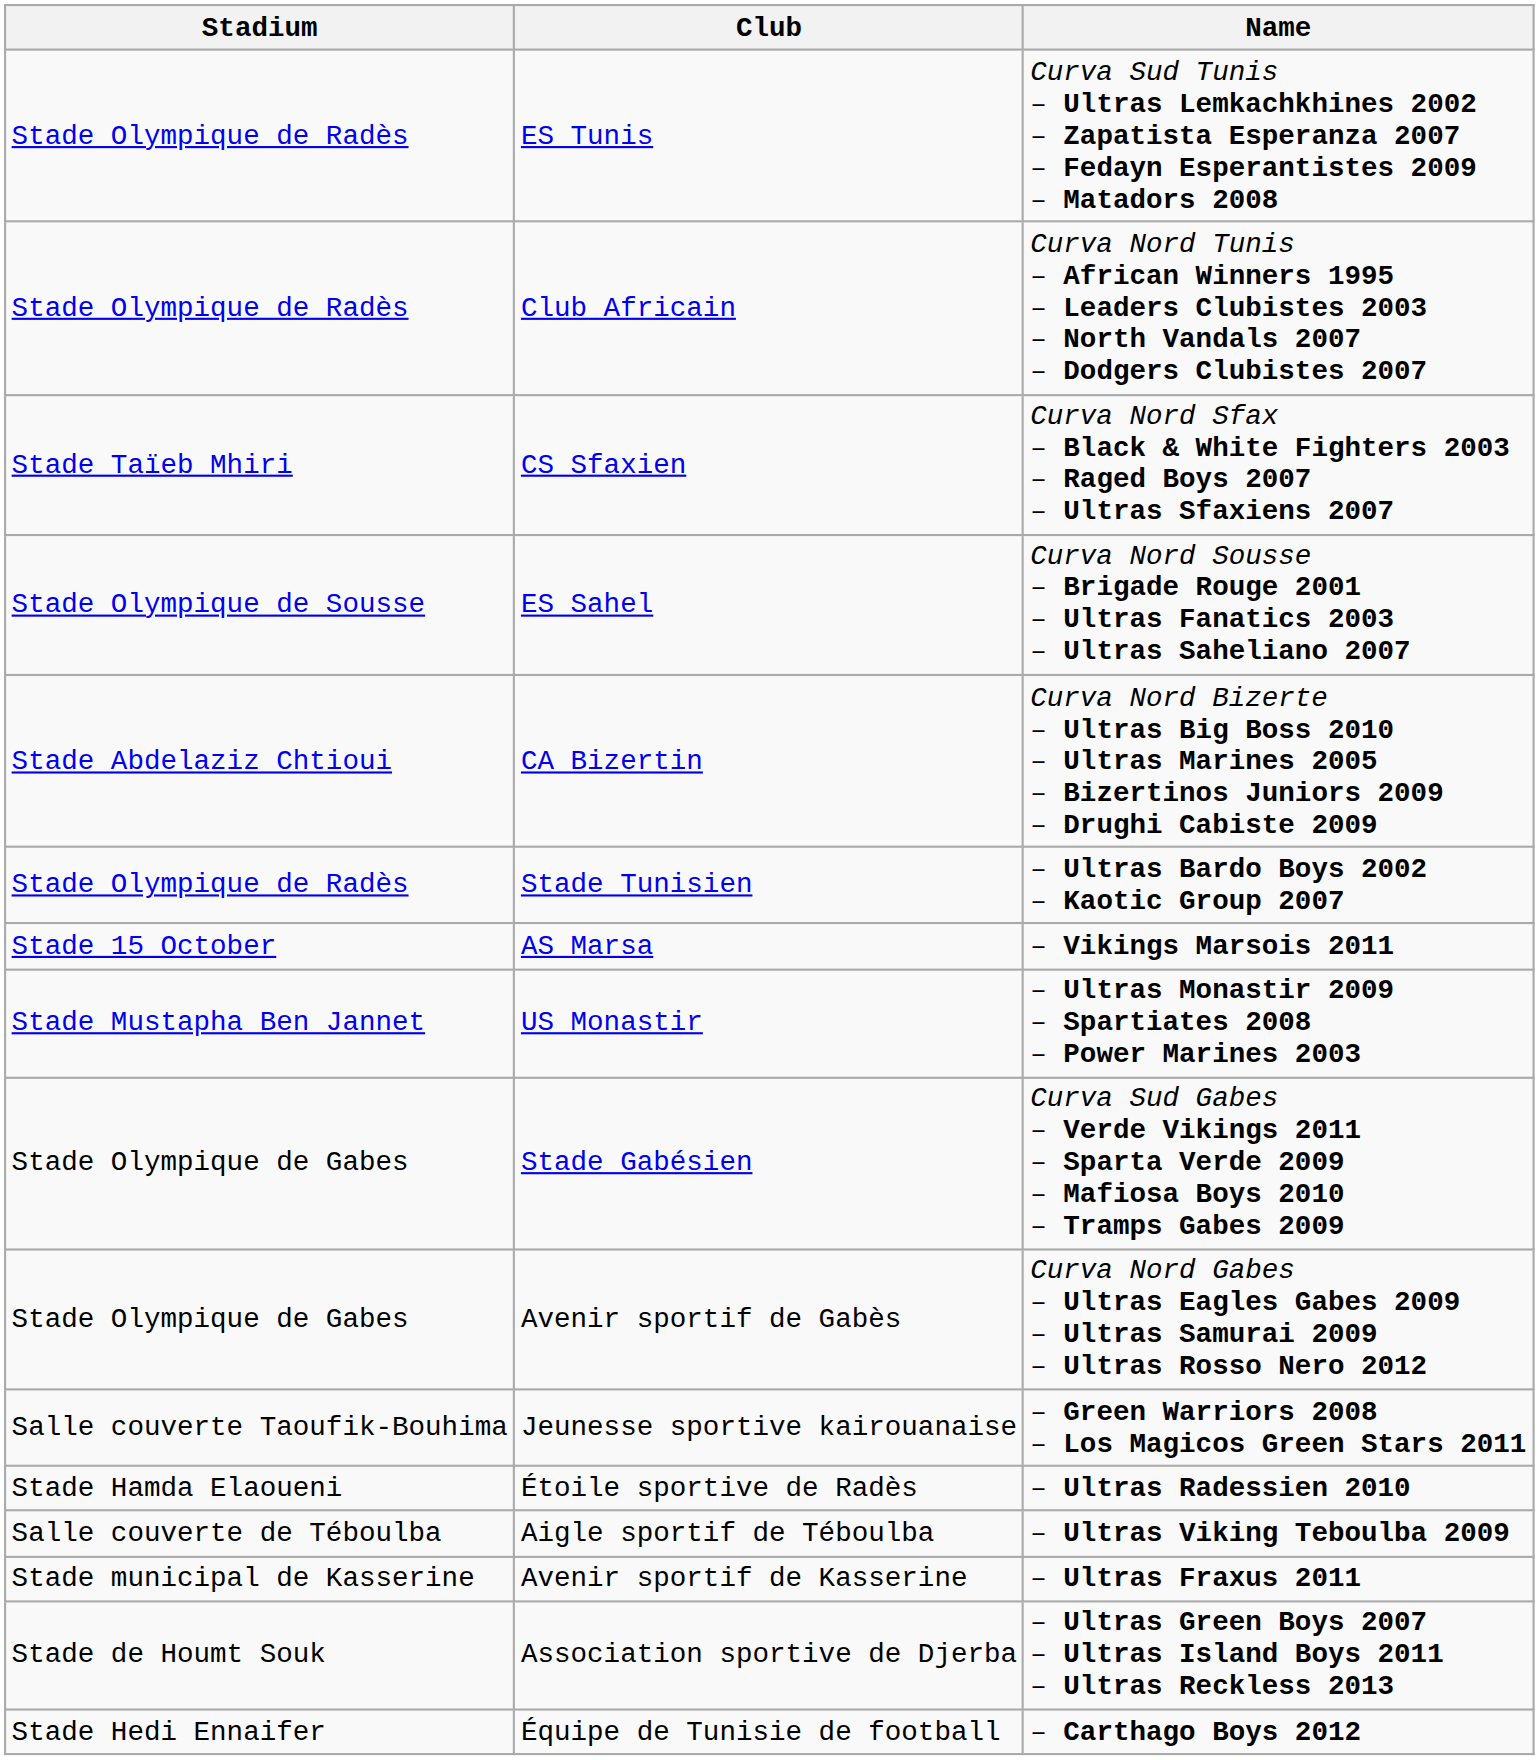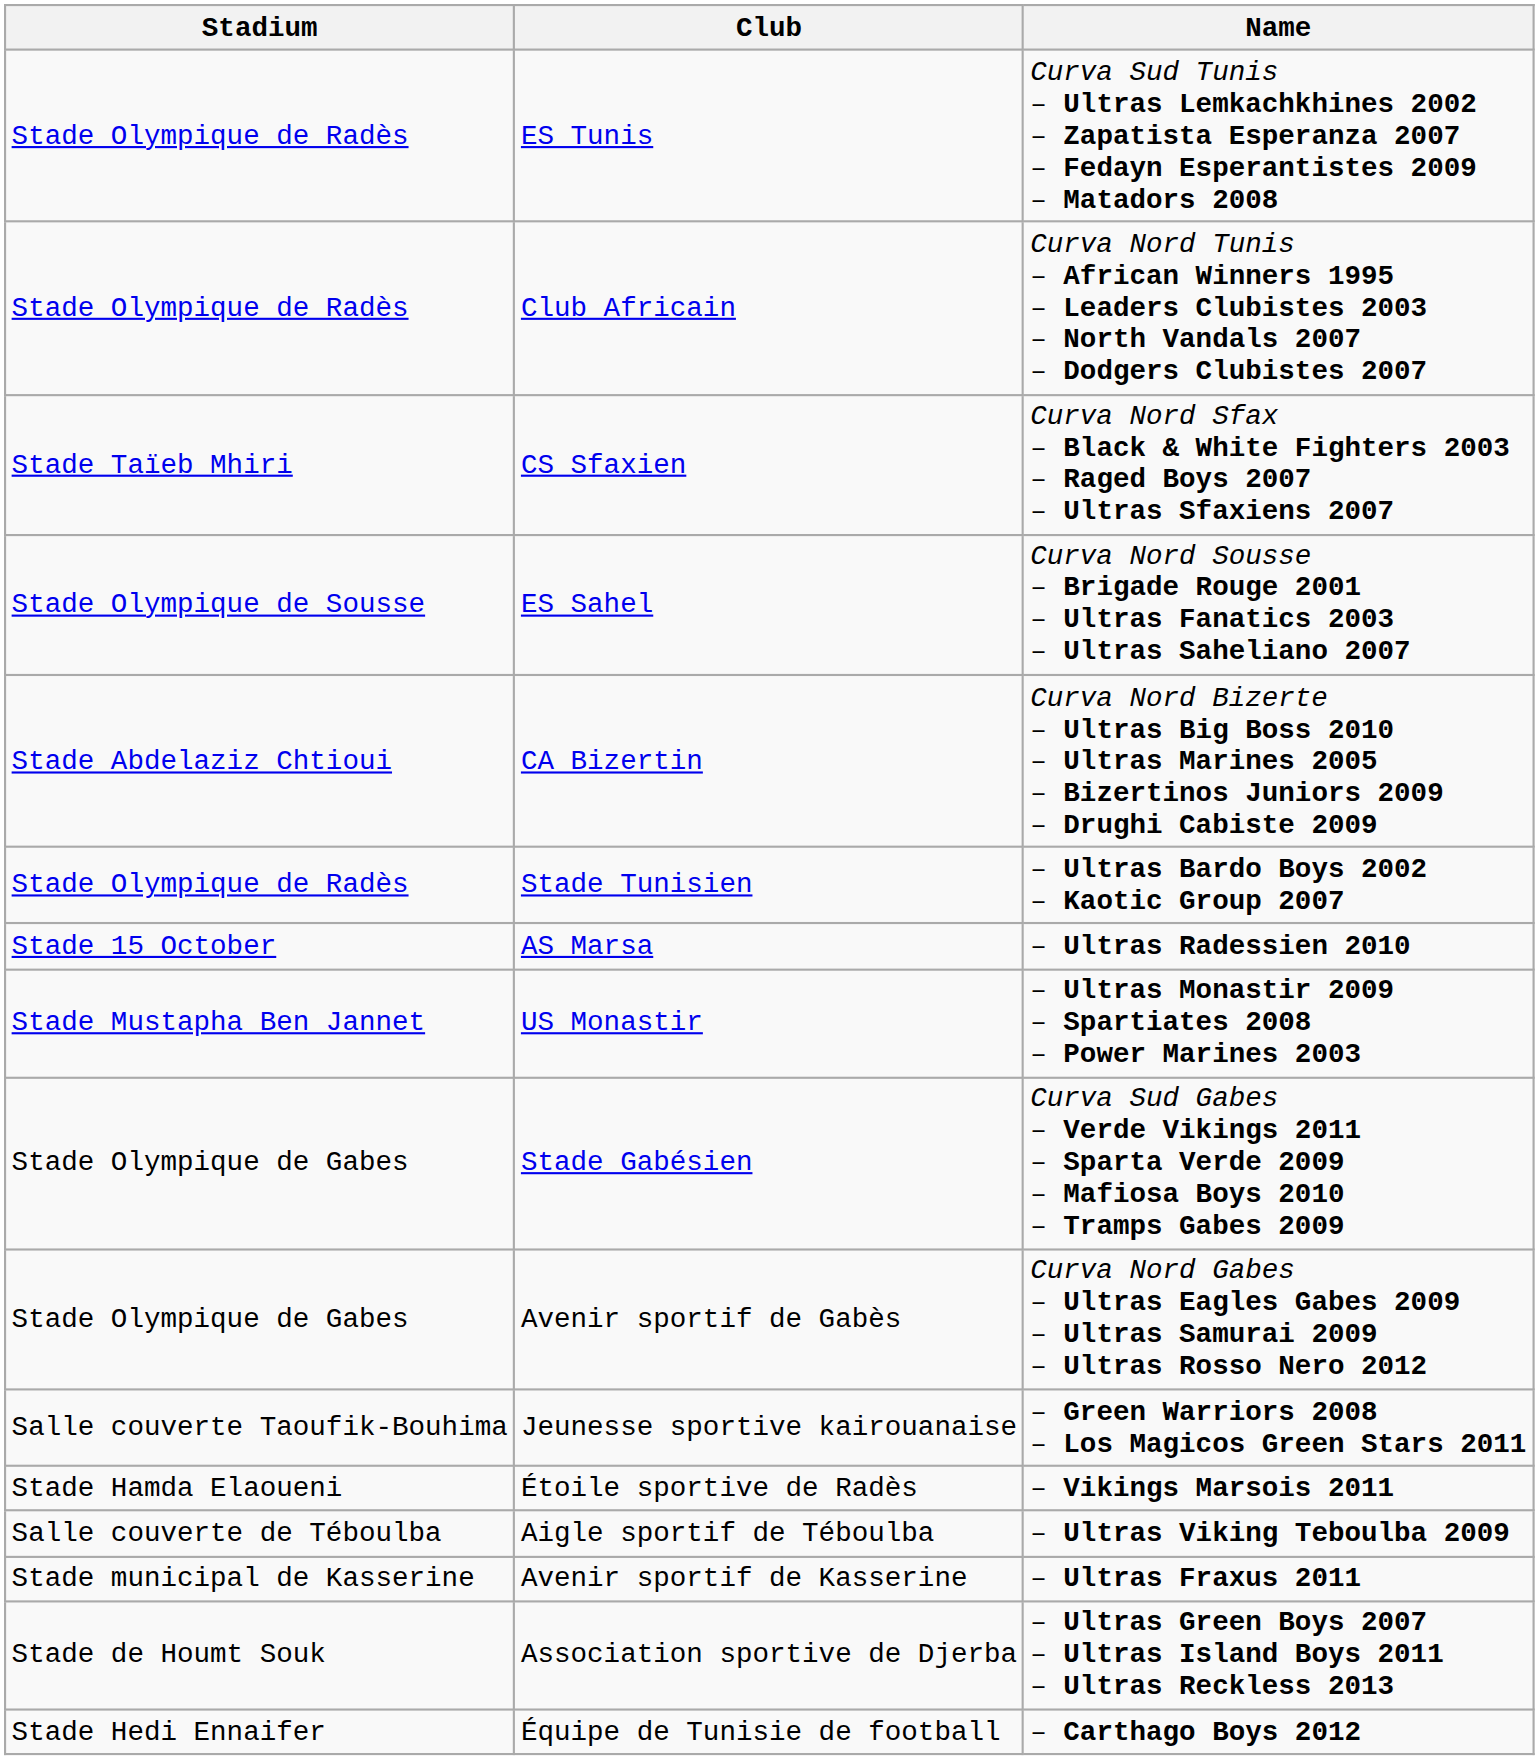(1212, 946) – Vikings Marsois 2011 -> (1220, 946) – Ultras Radessien 2010
(1220, 1489) – Ultras Radessien 2010 -> (1212, 1489) – Vikings Marsois 2011
